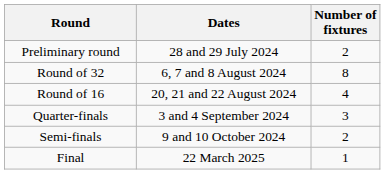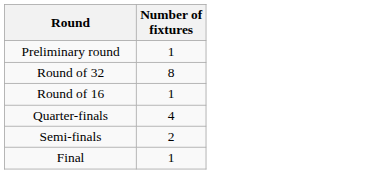- column: (224, 22)
(345, 51) 2 -> (171, 51) 1
(345, 94) 4 -> (171, 94) 1
(345, 115) 3 -> (171, 115) 4
